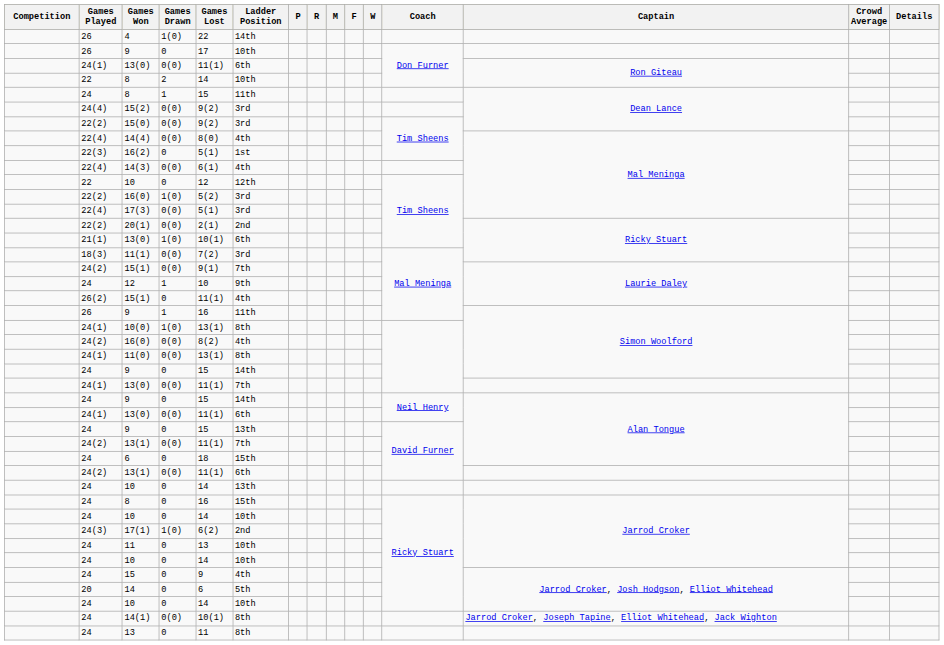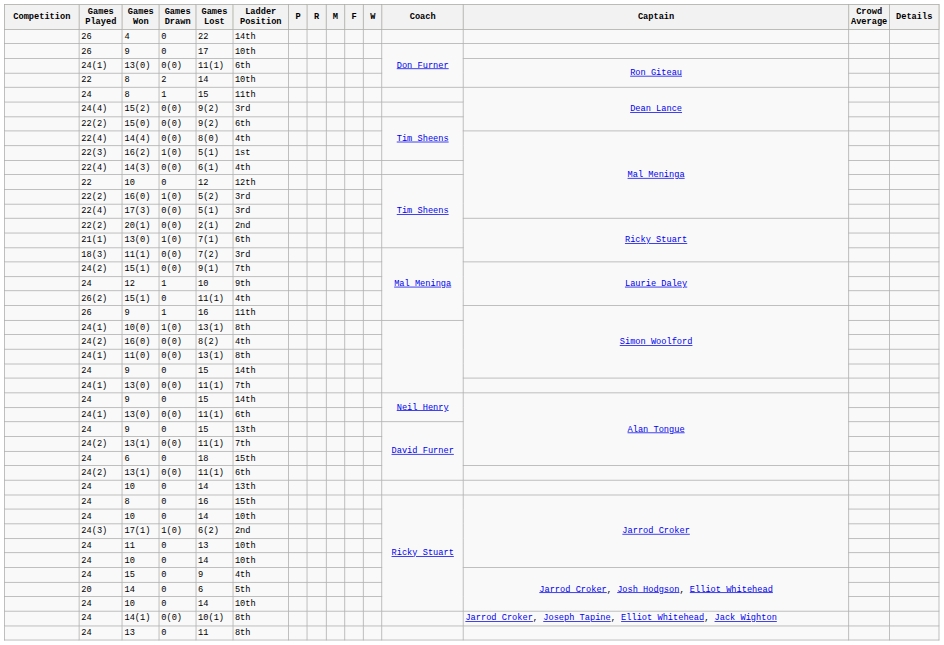(172, 36) 1(0) -> (164, 36) 0
(243, 124) 3rd -> (243, 124) 6th
(164, 153) 0 -> (172, 153) 1(0)
(211, 240) 10(1) -> (208, 240) 7(1)
